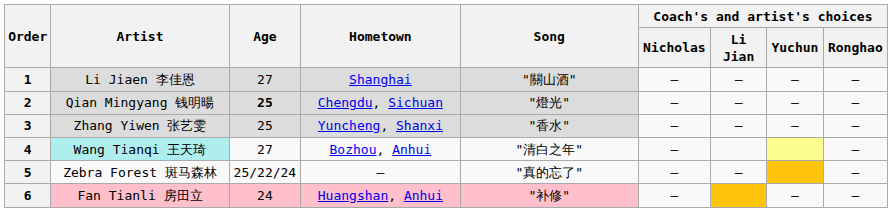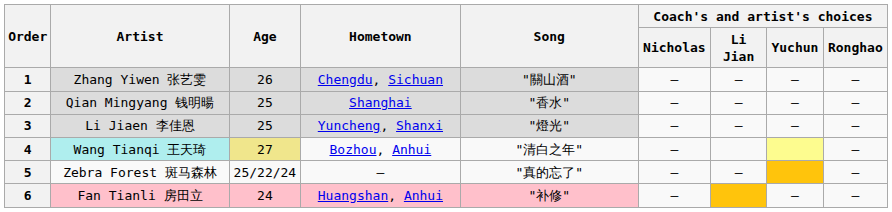(140, 79) Li Jiaen 李佳恩 -> (140, 79) Zhang Yiwen 张艺雯
(265, 79) 27 -> (265, 79) 26
(380, 79) Shanghai -> (380, 79) Chengdu, Sichuan
(265, 103) bold -> (265, 103) normal
(380, 103) Chengdu, Sichuan -> (380, 103) Shanghai
(549, 103) "燈光" -> (549, 103) "香水"
(140, 126) Zhang Yiwen 张艺雯 -> (140, 126) Li Jiaen 李佳恩
(549, 126) "香水" -> (549, 126) "燈光"
(265, 149) no background -> (265, 149) khaki background
